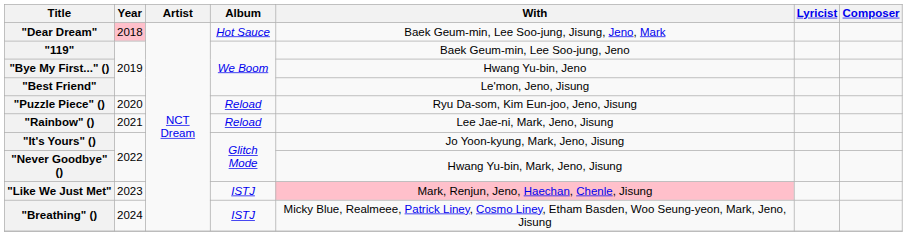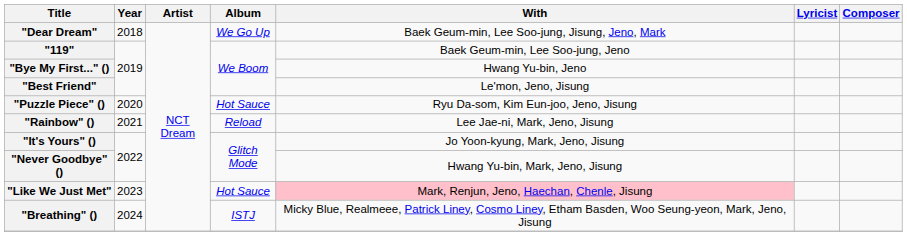(130, 31) pink background -> (130, 31) no background
(243, 31) Hot Sauce -> (243, 31) We Go Up
(243, 104) Reload -> (243, 104) Hot Sauce
(243, 191) ISTJ -> (243, 191) Hot Sauce
